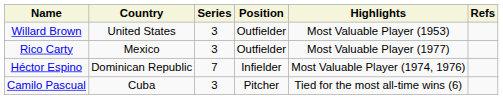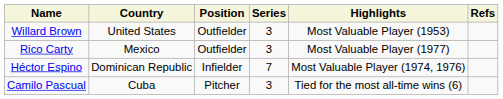columns swapped: (261, 13) <-> (214, 13)
